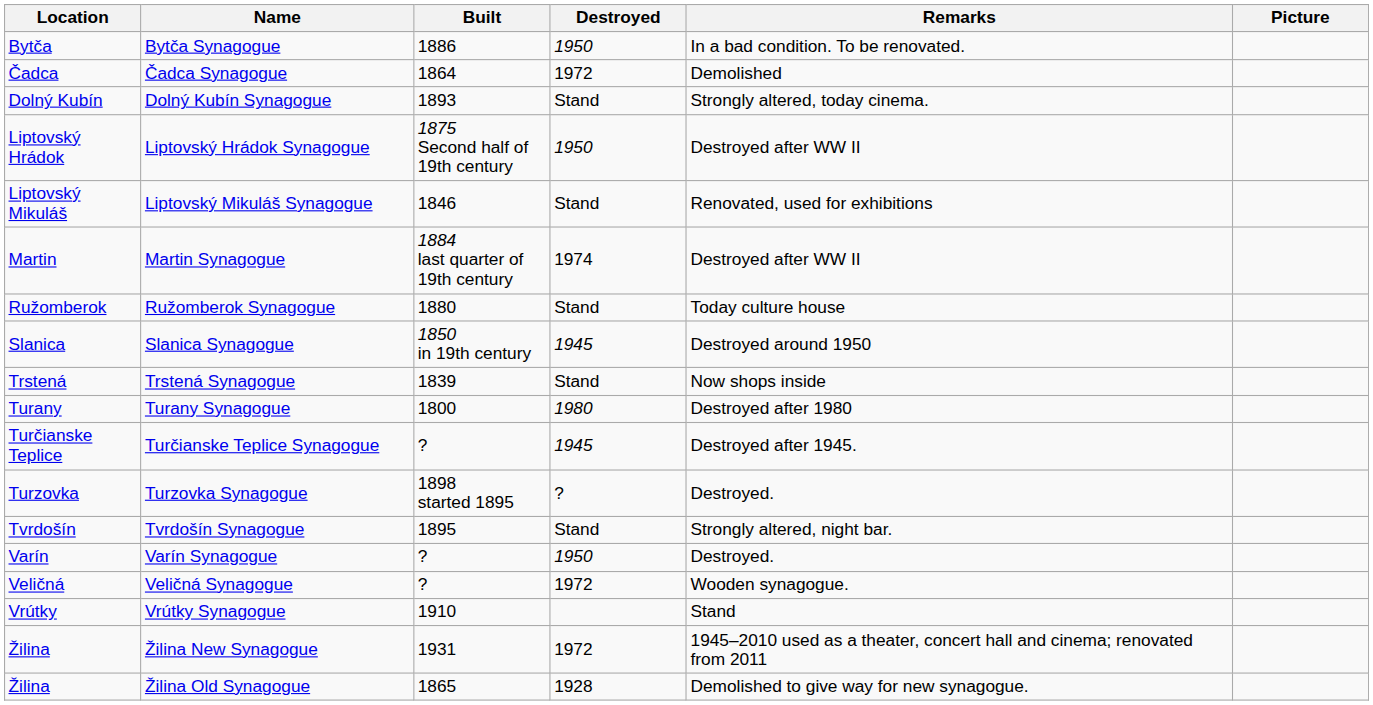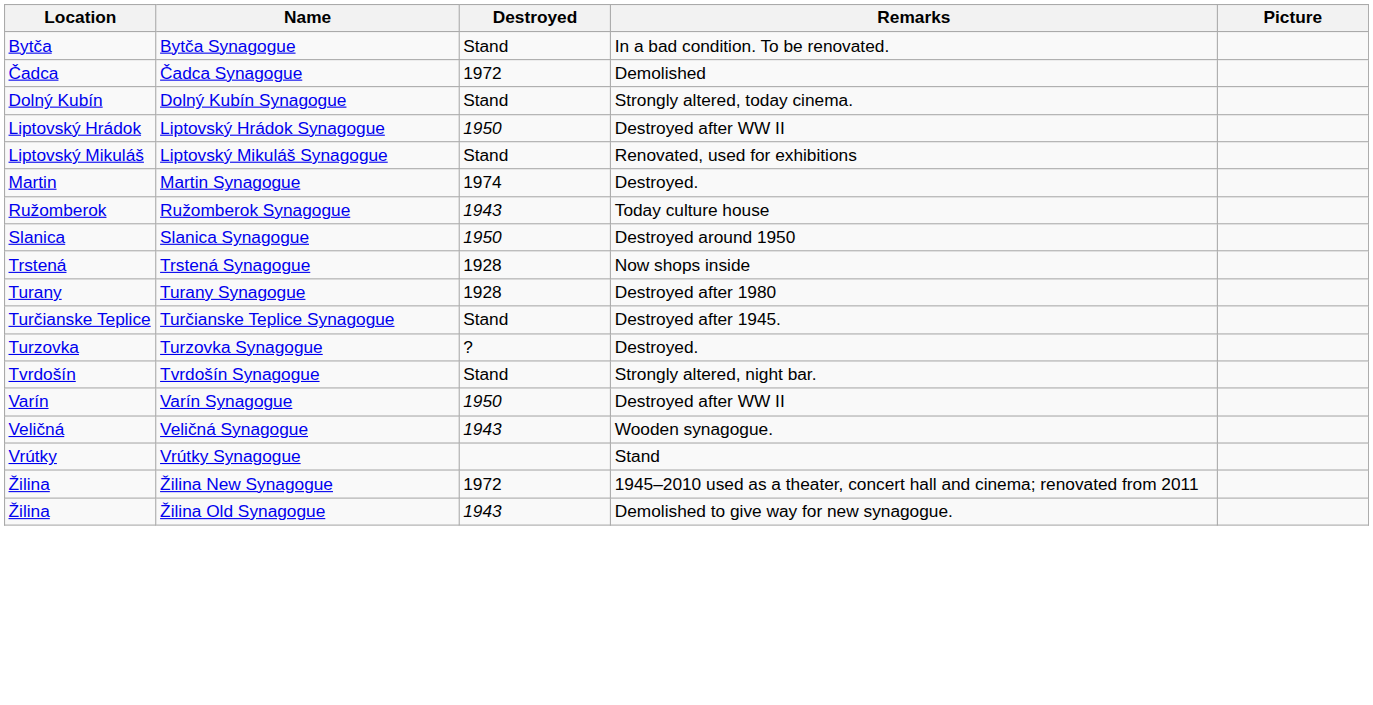- column: (482, 18)
(573, 45) 1950 -> (486, 45) Stand
(776, 260) Destroyed after WW II -> (657, 182) Destroyed.
(577, 307) Stand -> (482, 210) 1943
(573, 344) 1945 -> (482, 237) 1950
(577, 381) Stand -> (482, 264) 1928
(573, 408) 1980 -> (482, 292) 1928
(573, 446) 1945 -> (486, 319) Stand
(732, 557) Destroyed. -> (700, 401) Destroyed after WW II
(573, 584) 1972 -> (482, 429) 1943
(573, 686) 1928 -> (482, 511) 1943
